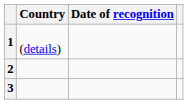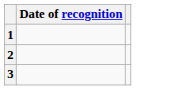- column: (42, 14)
